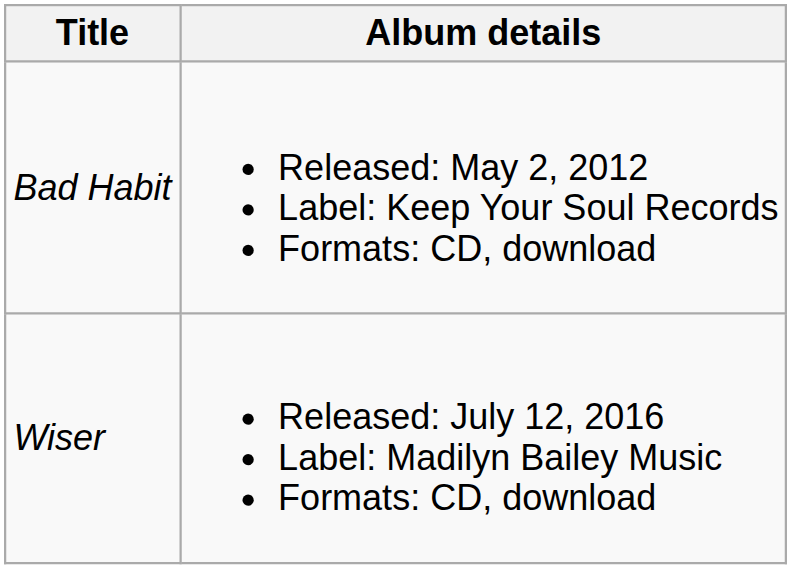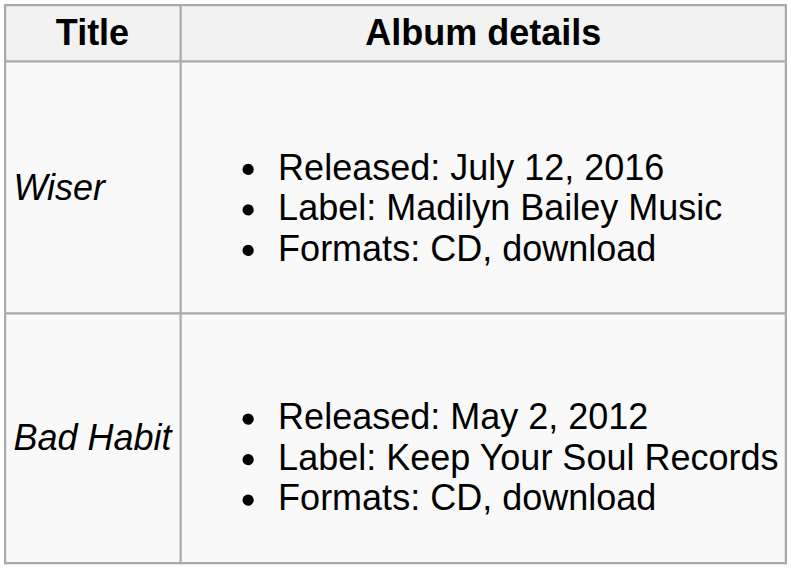rows swapped: (92, 186) <-> (59, 437)
